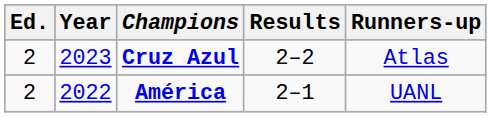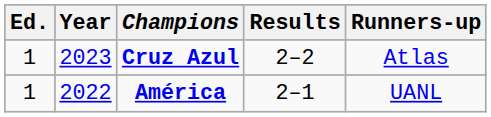(30, 58) 2 -> (30, 58) 1
(30, 93) 2 -> (30, 93) 1
